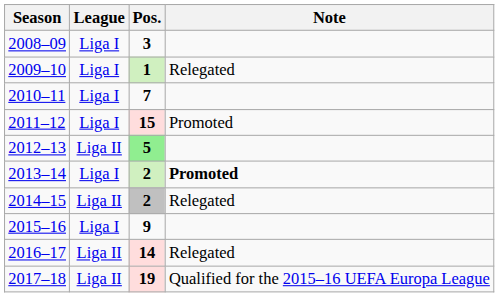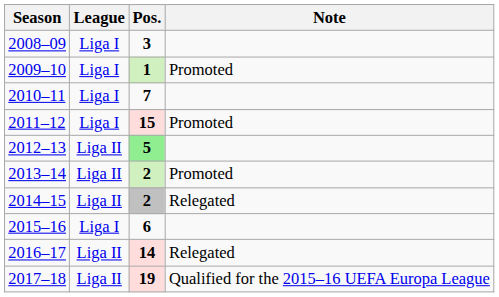(202, 69) Relegated -> (201, 69) Promoted
(99, 174) Liga I -> (99, 174) Liga II
(204, 174) bold -> (201, 174) normal
(147, 226) 9 -> (147, 226) 6
